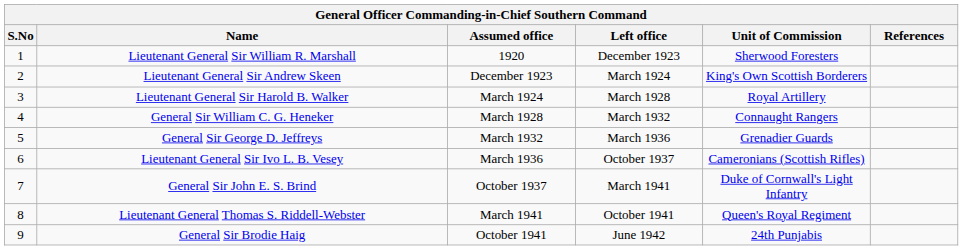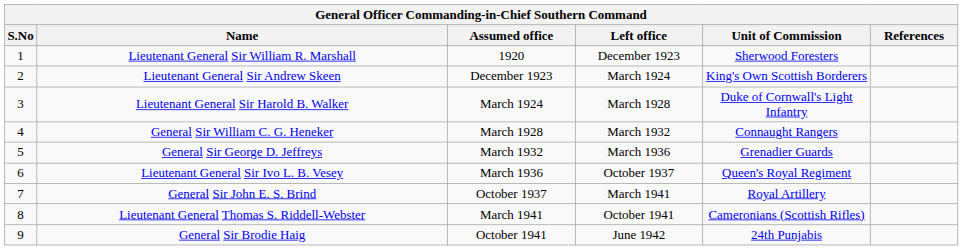(787, 96) Royal Artillery -> (787, 104) Duke of Cornwall's Light Infantry
(787, 158) Cameronians (Scottish Rifles) -> (787, 173) Queen's Royal Regiment
(787, 186) Duke of Cornwall's Light Infantry -> (787, 193) Royal Artillery
(787, 214) Queen's Royal Regiment -> (787, 214) Cameronians (Scottish Rifles)
